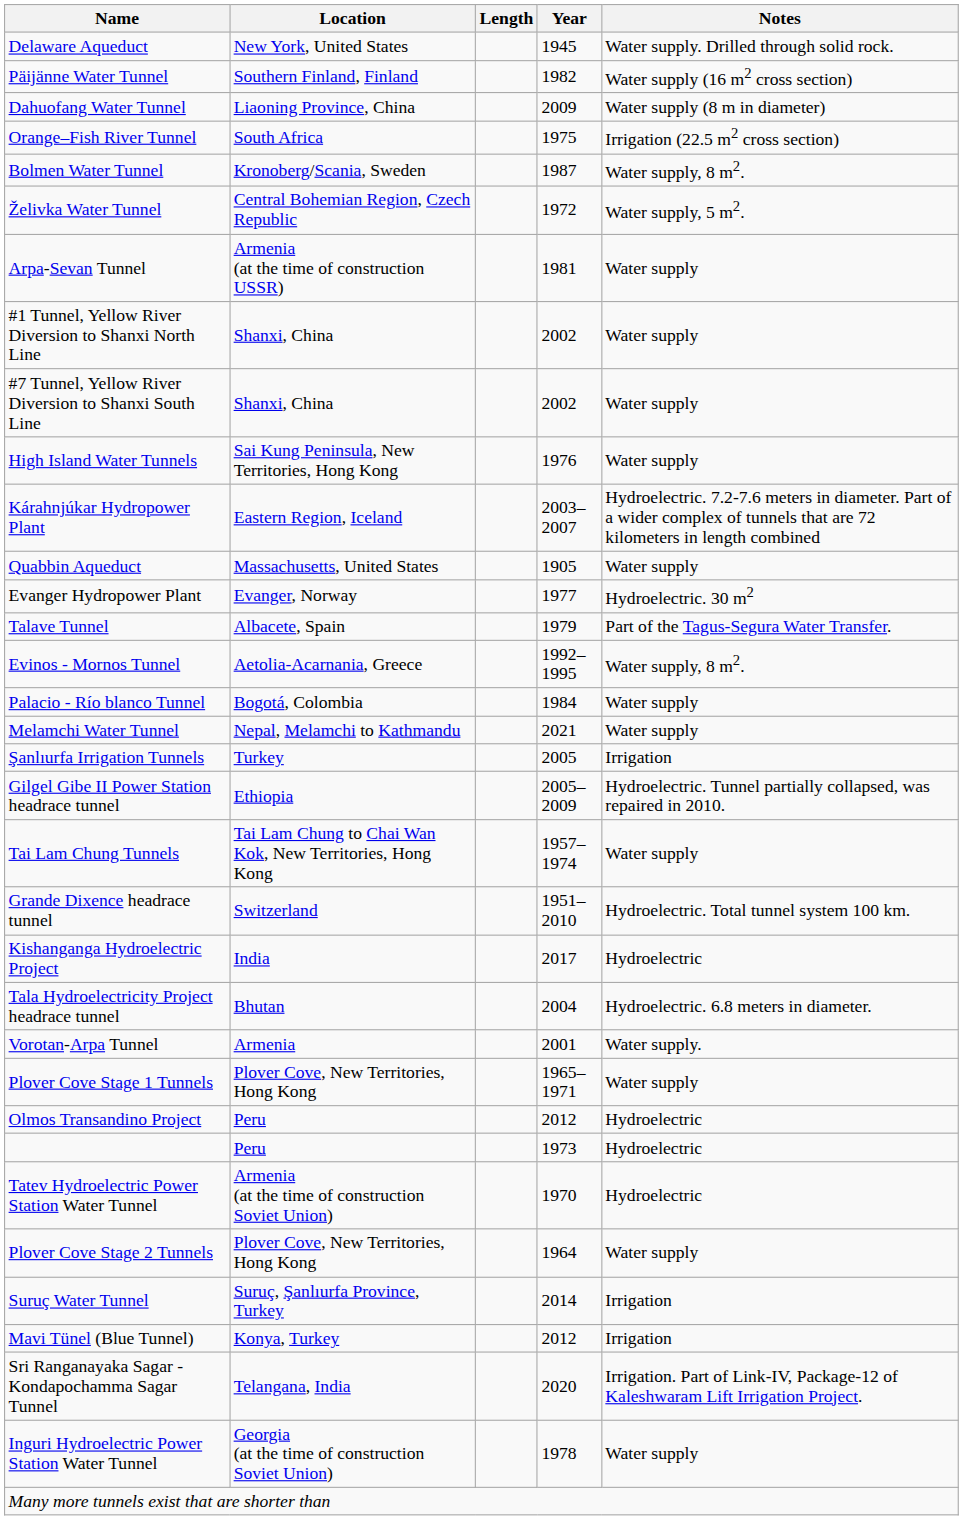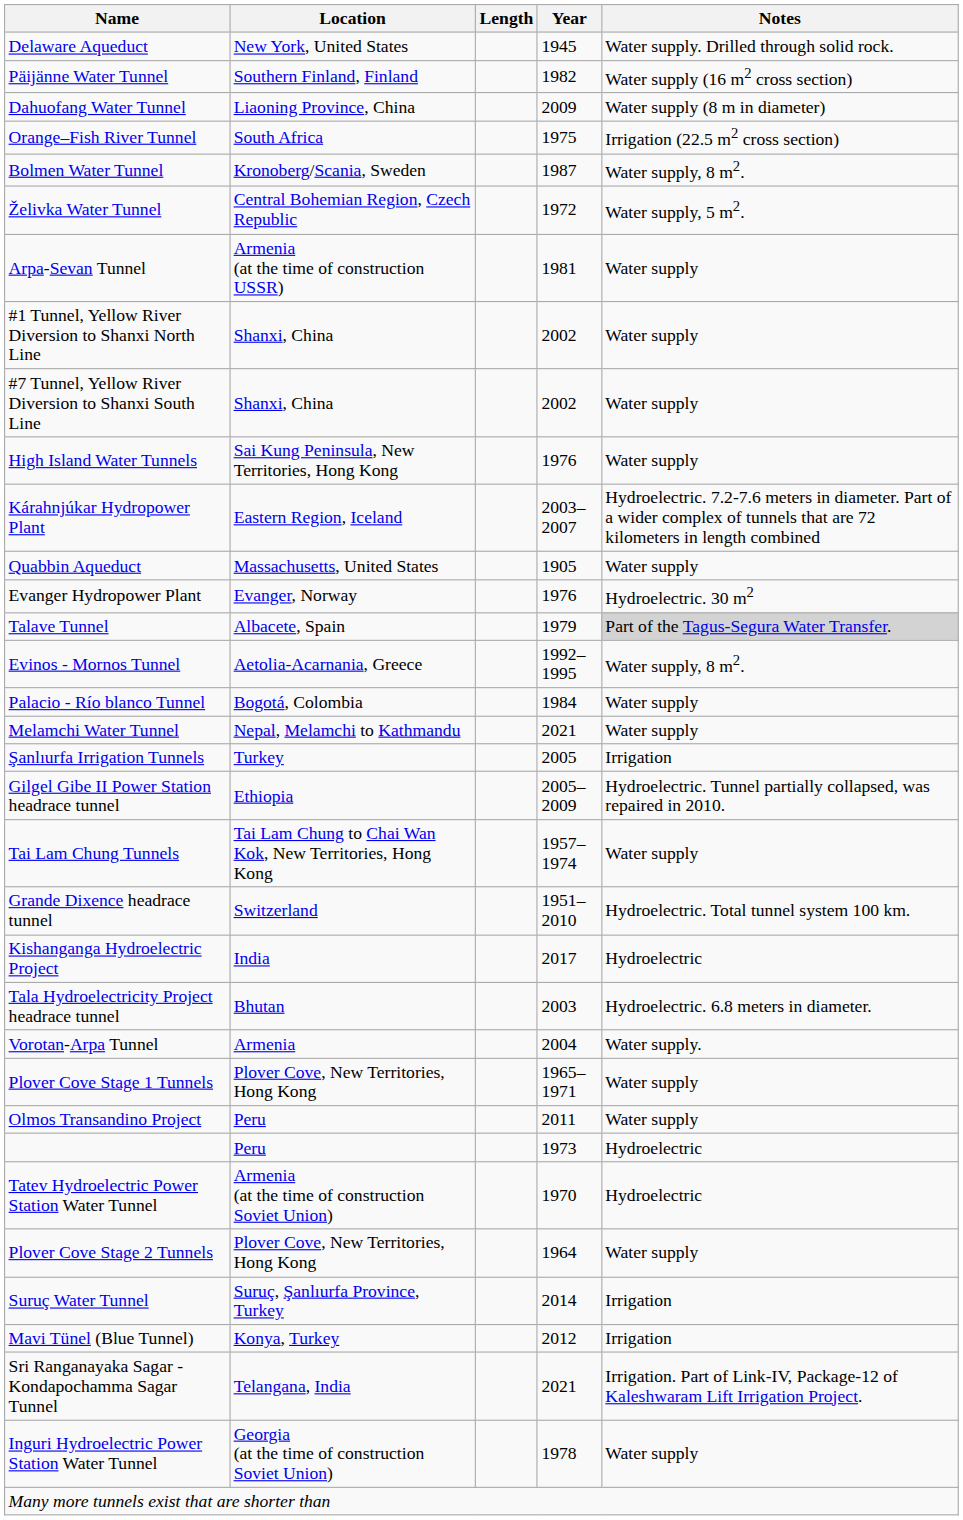(559, 595) 1977 -> (559, 595) 1976
(748, 626) no background -> (748, 626) lightgrey background
(559, 1006) 2004 -> (559, 1006) 2003
(559, 1044) 2001 -> (559, 1044) 2004
(559, 1119) 2012 -> (559, 1119) 2011
(654, 1119) Hydroelectric -> (652, 1119) Water supply
(559, 1386) 2020 -> (559, 1386) 2021
